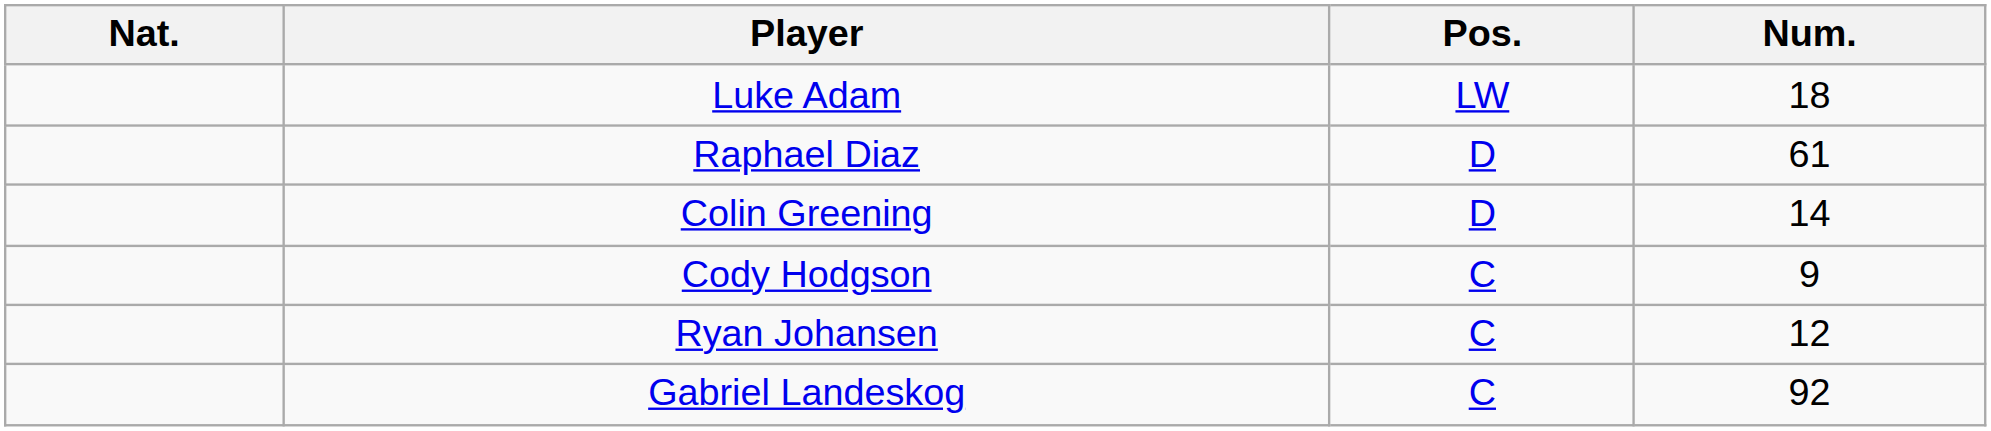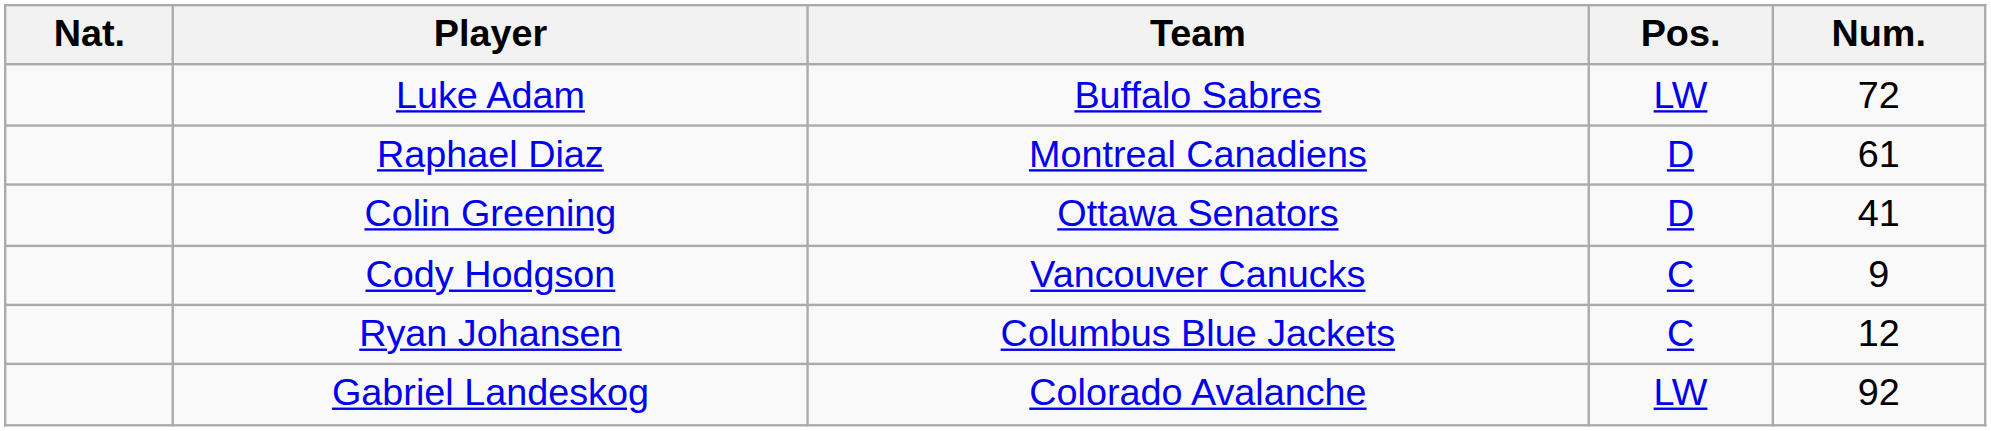+ column: (1198, 34)
(1810, 94) 18 -> (1879, 94) 72
(1810, 214) 14 -> (1879, 214) 41
(1482, 393) C -> (1681, 393) LW
